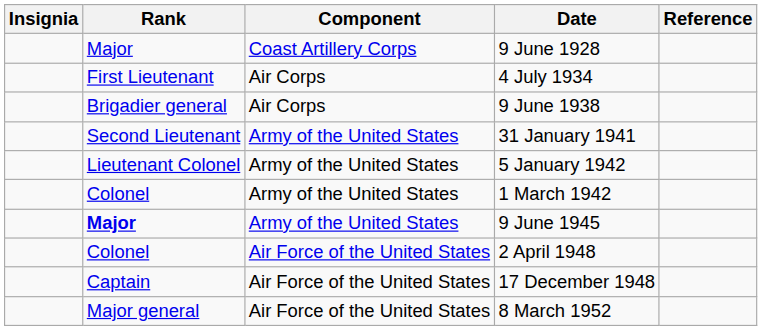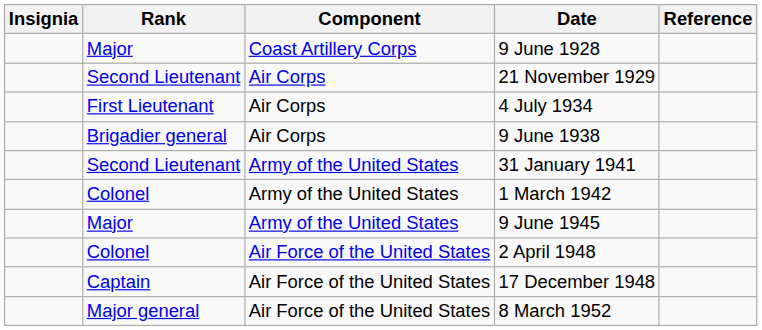+ row: (577, 77)
- row: (562, 164)
(111, 223) bold -> (110, 223) normal
